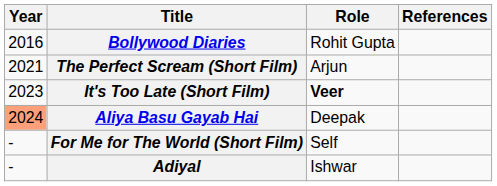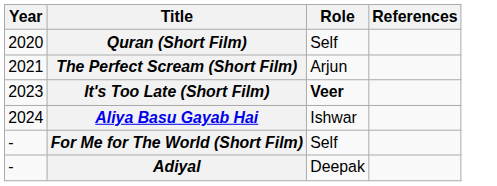- row: (177, 42)
+ row: (177, 42)
(26, 117) lightsalmon background -> (26, 117) no background
(338, 117) Deepak -> (334, 117) Ishwar
(334, 167) Ishwar -> (338, 167) Deepak
